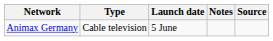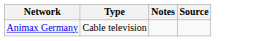- column: (178, 12)
